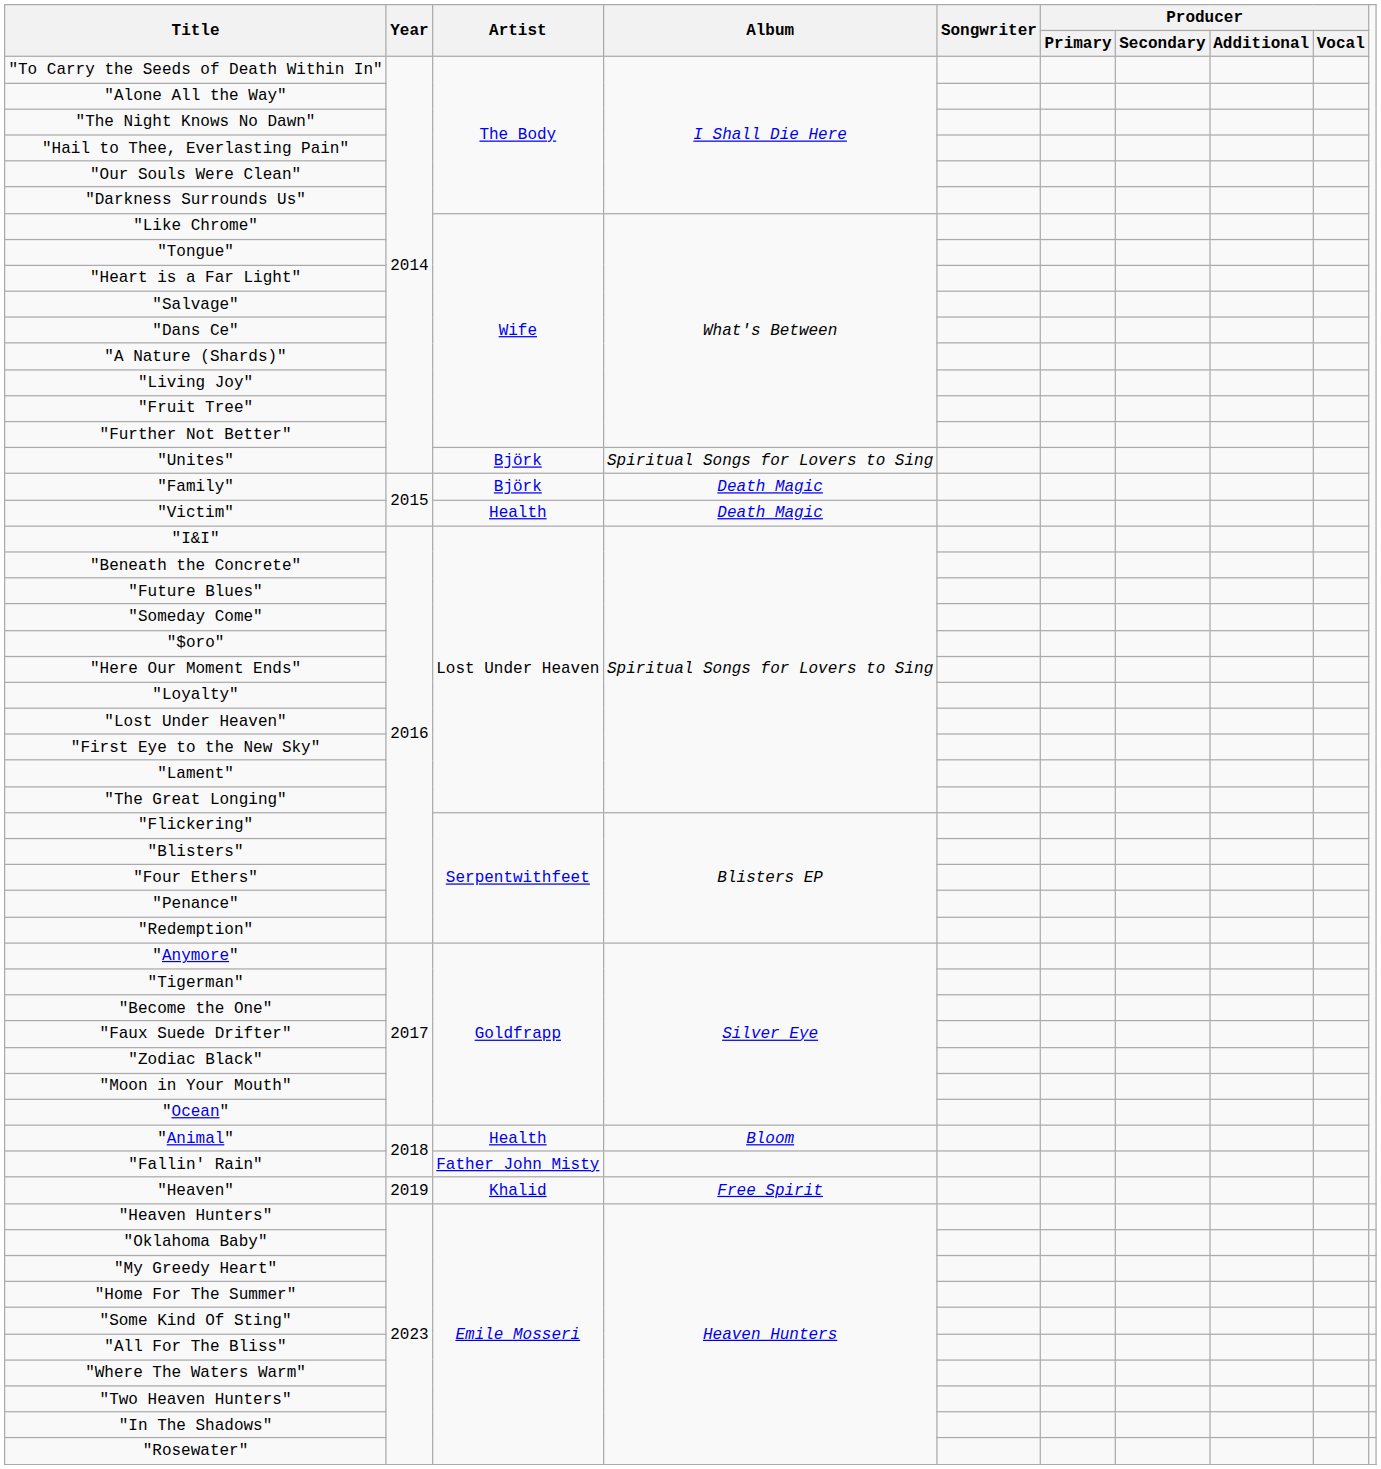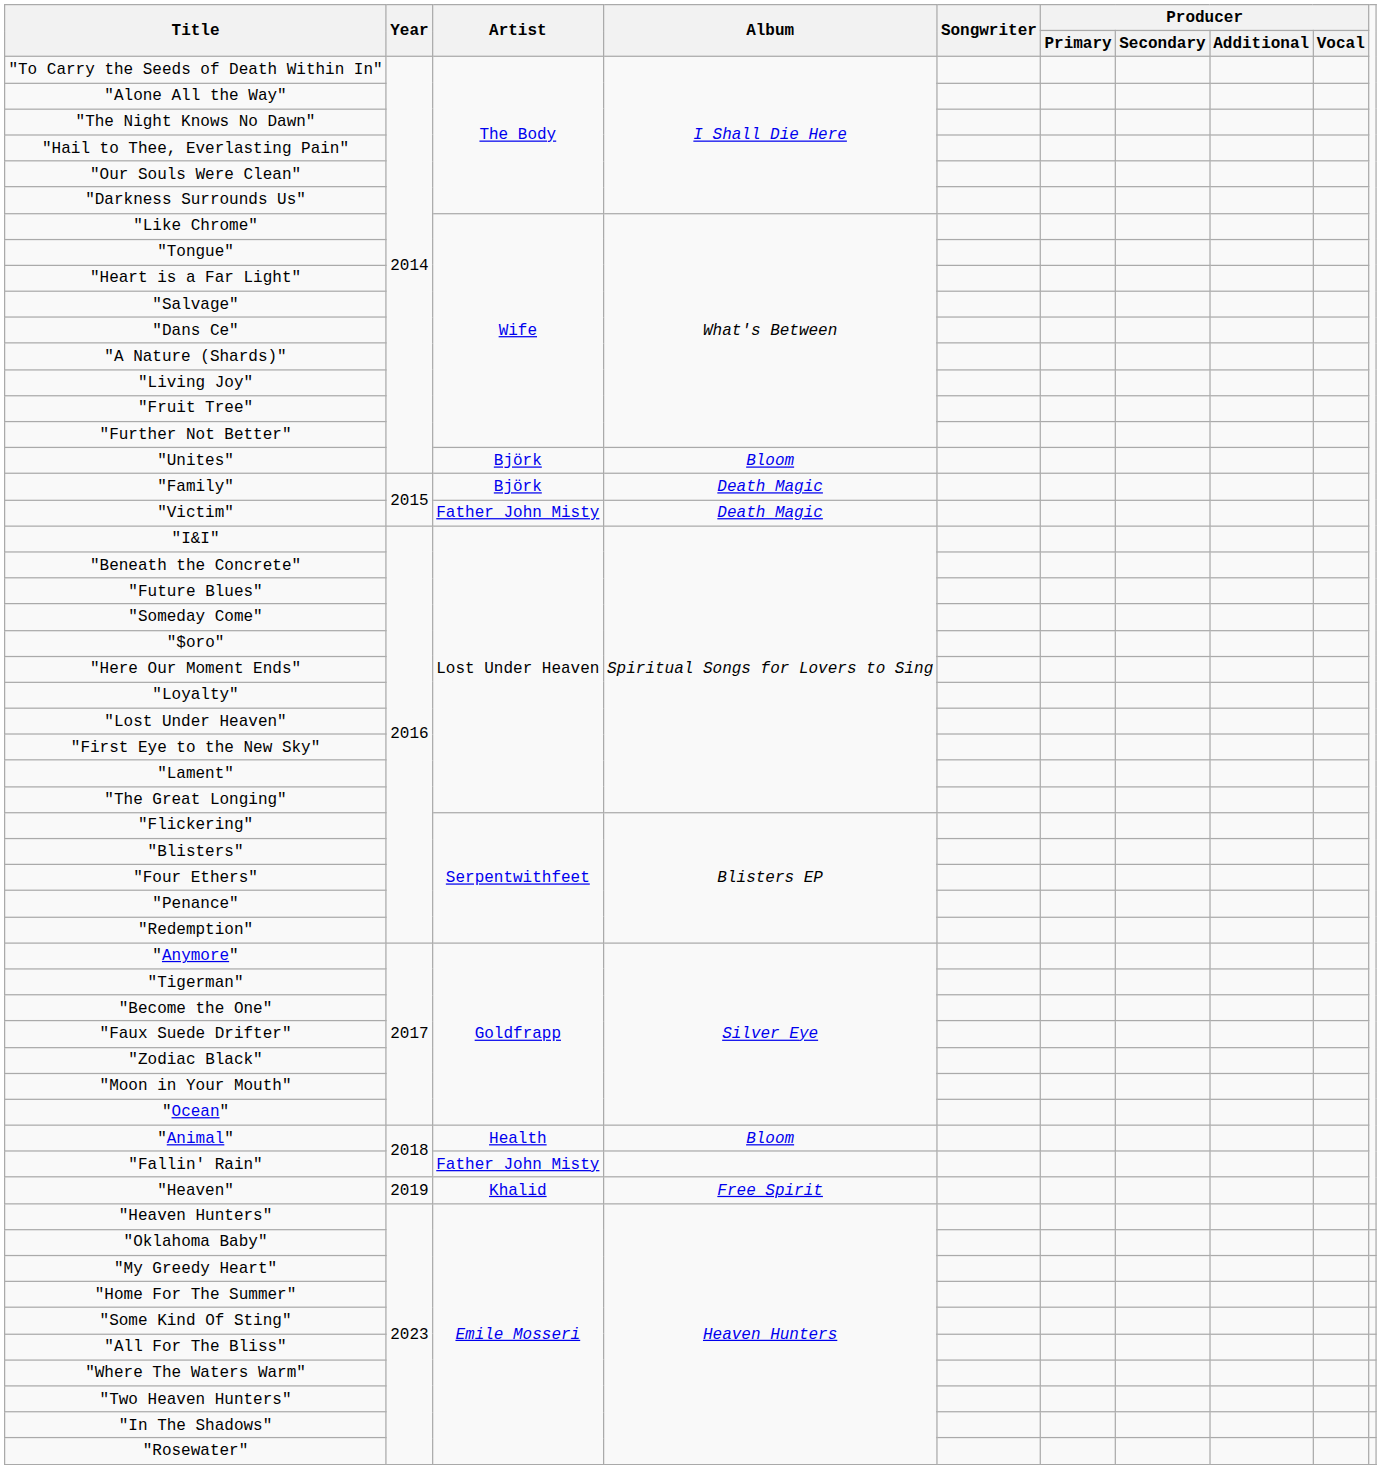(770, 461) Spiritual Songs for Lovers to Sing -> (770, 461) Bloom
(518, 513) Health -> (518, 513) Father John Misty
